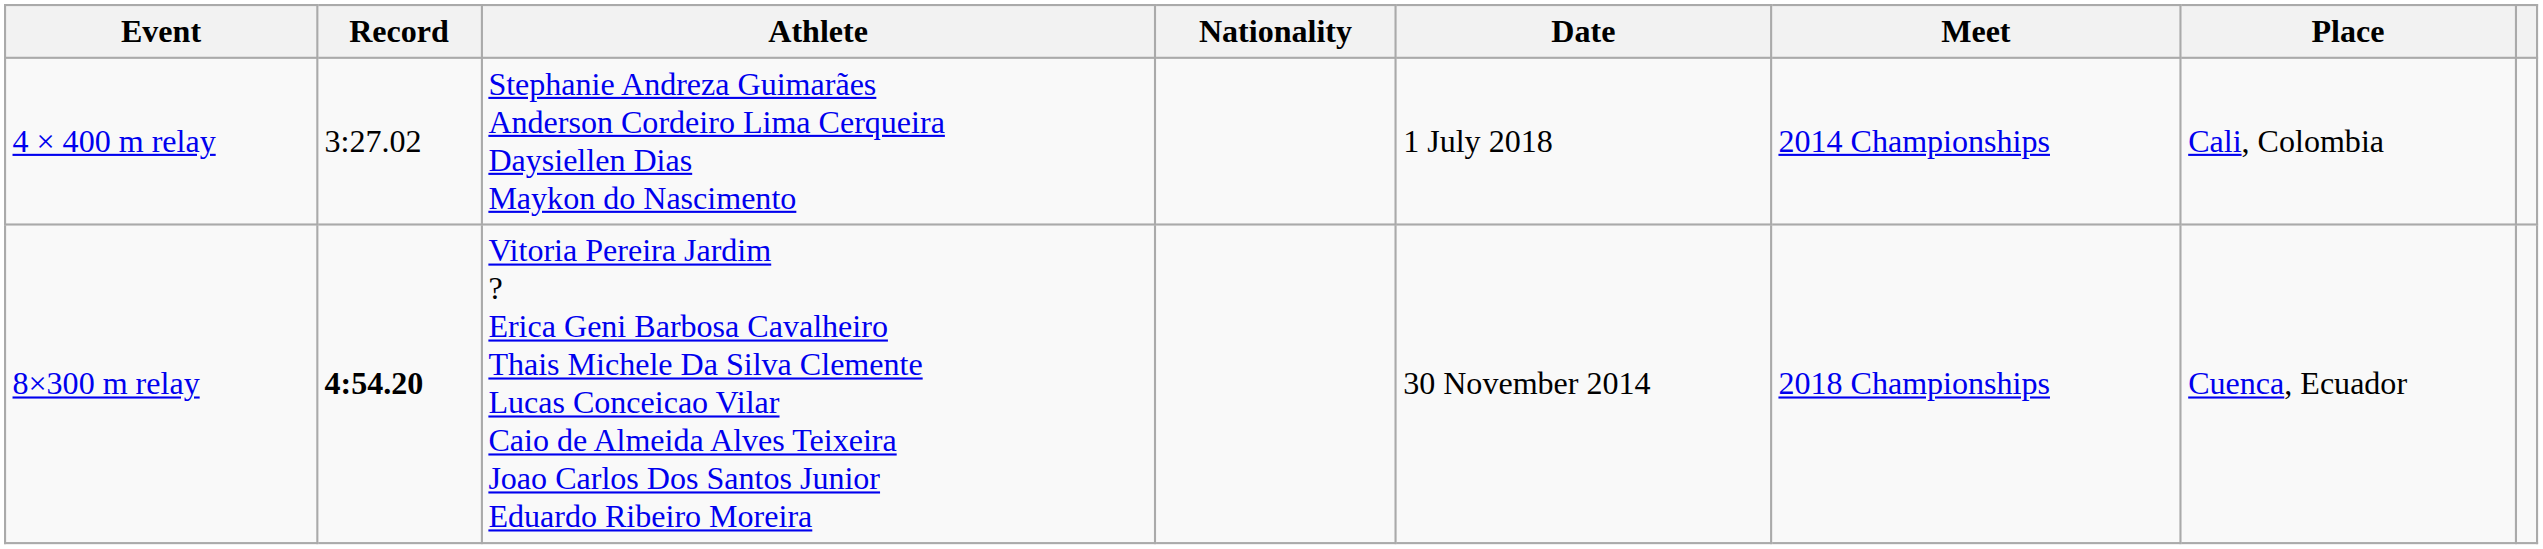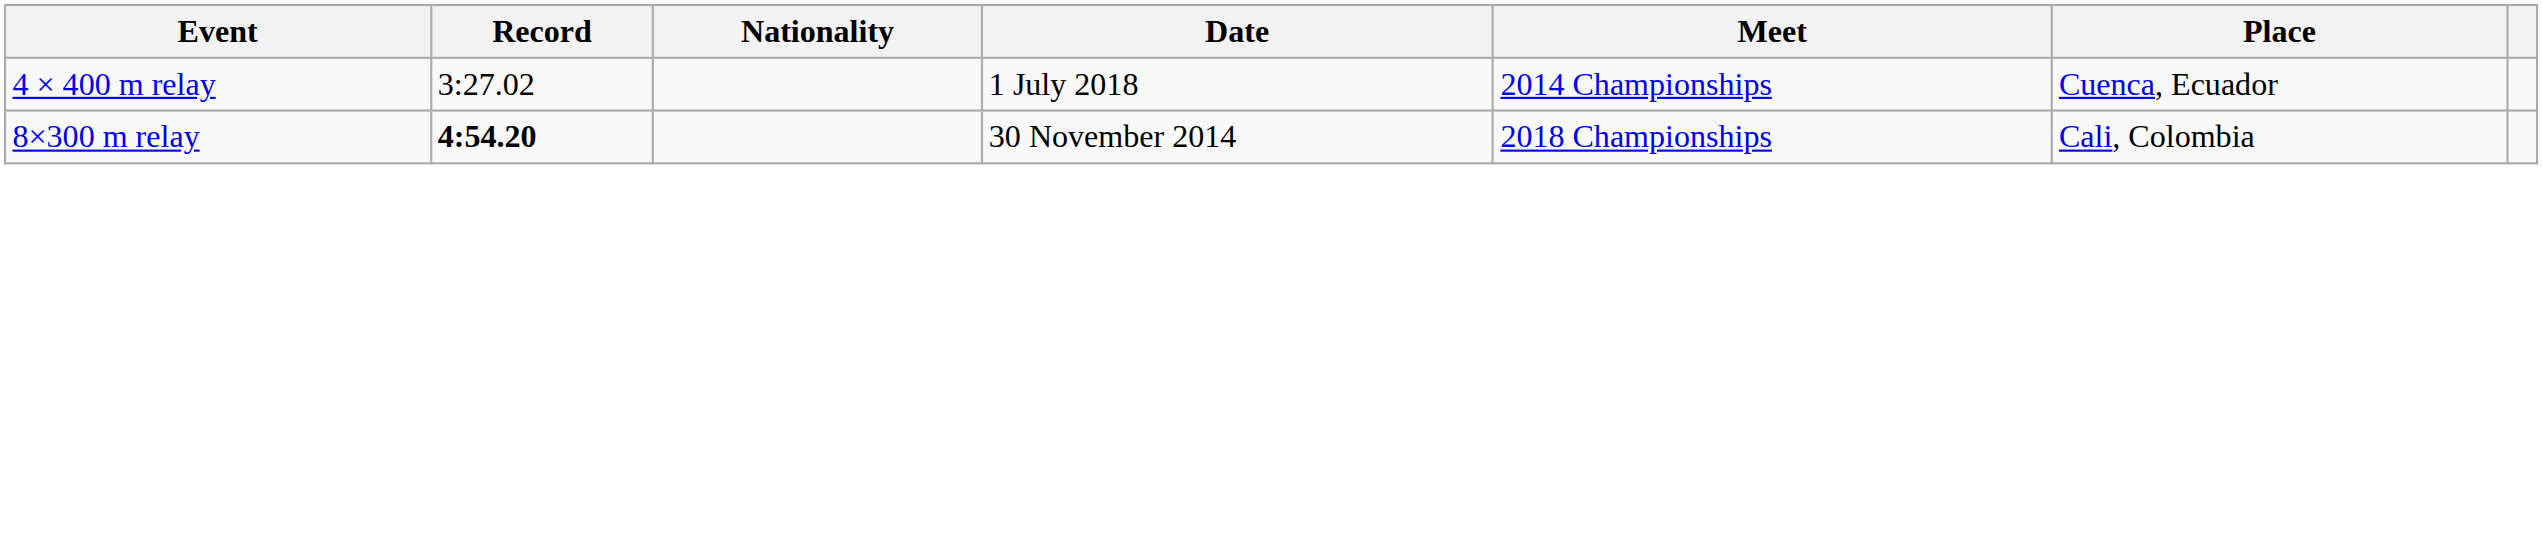- column: (818, 31)
(2286, 140) Cali, Colombia -> (2168, 84) Cuenca, Ecuador
(2298, 383) Cuenca, Ecuador -> (2157, 136) Cali, Colombia
